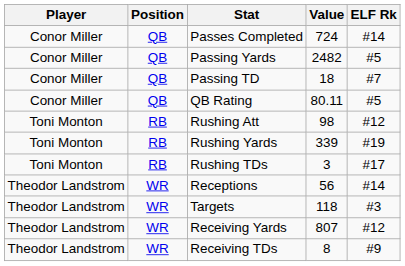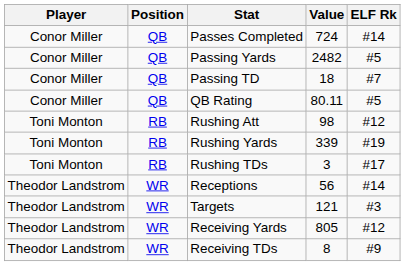(327, 206) 118 -> (327, 206) 121
(327, 228) 807 -> (327, 228) 805
